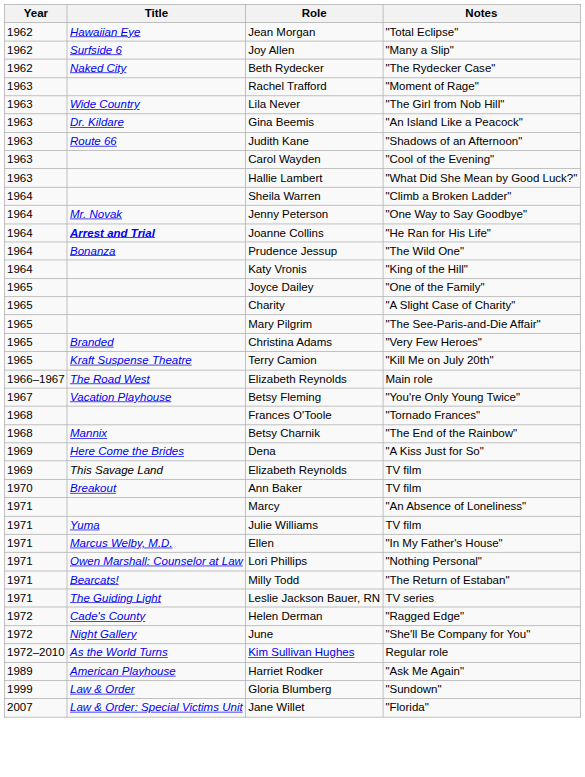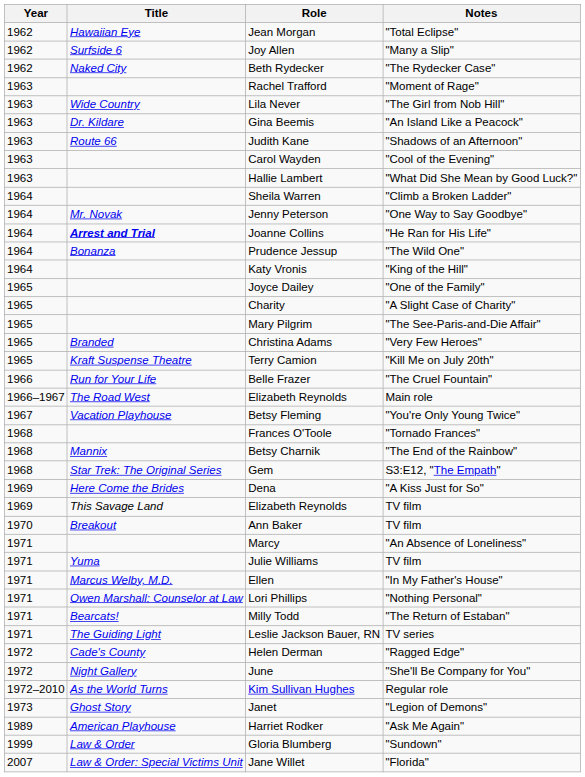+ row: (279, 379)
+ row: (261, 470)
+ row: (262, 707)
